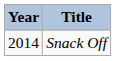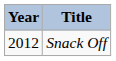(24, 43) 2014 -> (24, 43) 2012
